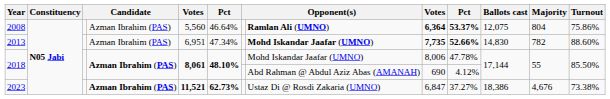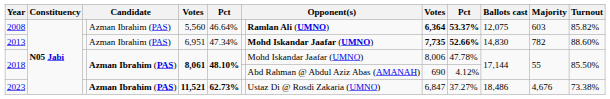(539, 27) 804 -> (539, 27) 603
(585, 27) 75.86% -> (585, 27) 85.82%
(496, 87) 18,386 -> (496, 87) 18,486
